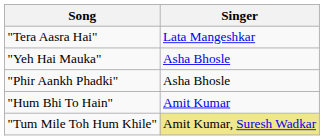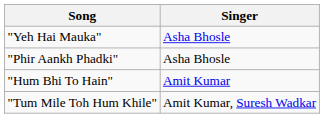- row: (52, 37)
(240, 124) khaki background -> (240, 102) no background
